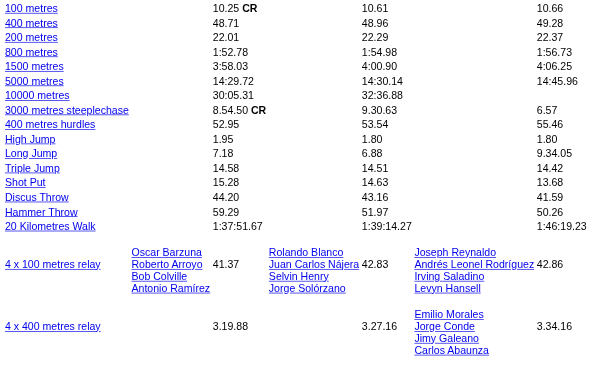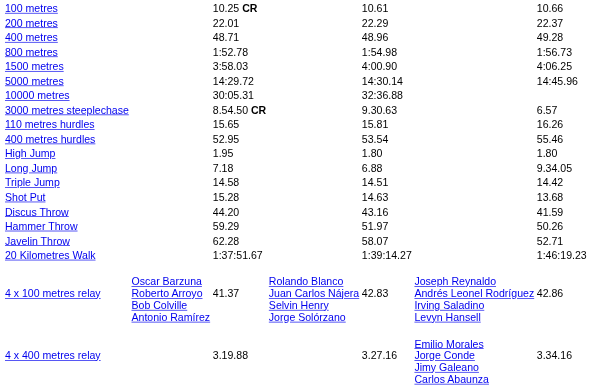rows swapped: (31, 38) <-> (31, 23)
+ row: (50, 125)
+ row: (37, 241)
